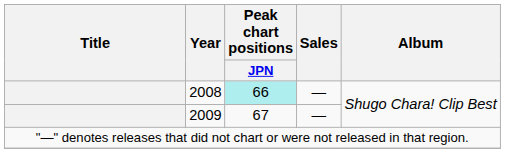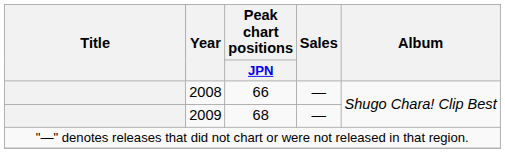(261, 92) paleturquoise background -> (261, 92) no background
(261, 115) 67 -> (261, 115) 68
